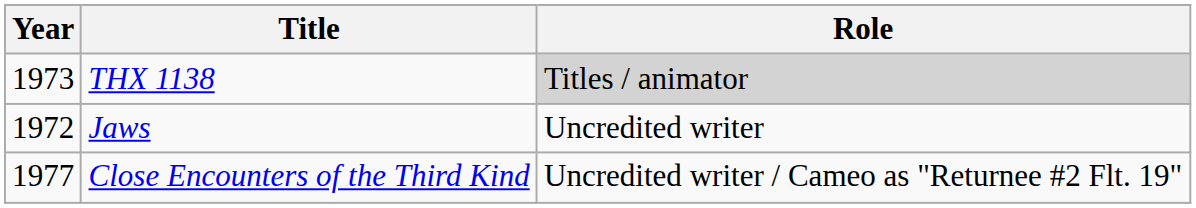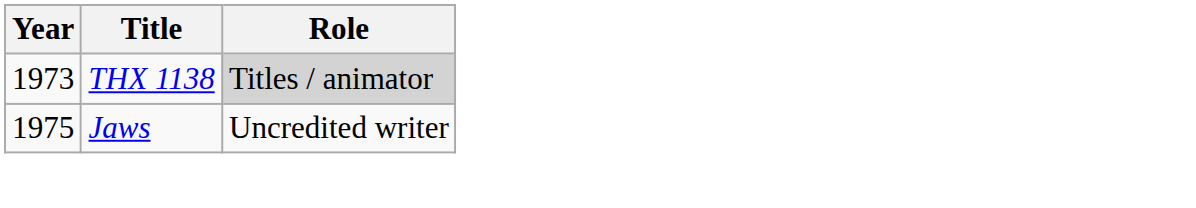(43, 127) 1972 -> (43, 127) 1975
- row: (309, 176)
